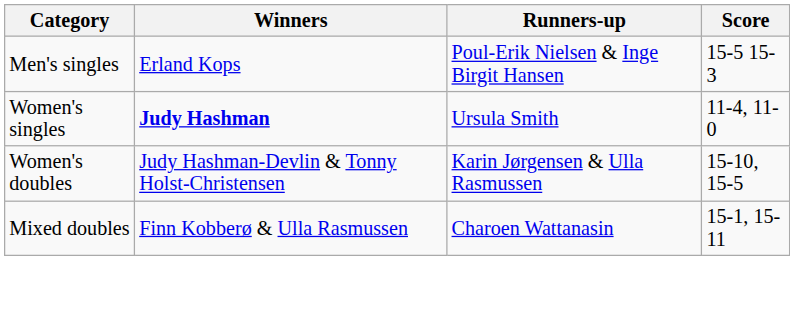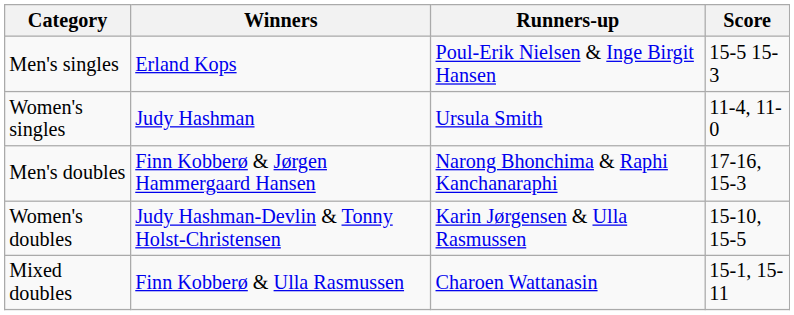(204, 118) bold -> (195, 118) normal
+ row: (67, 173)
